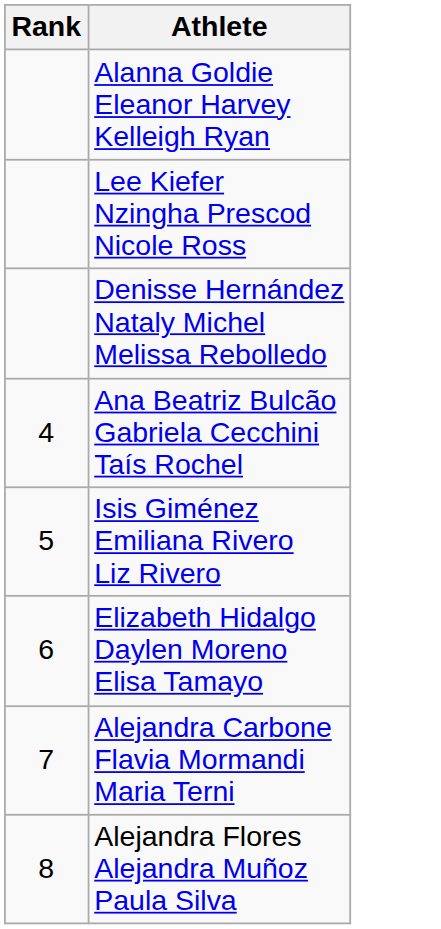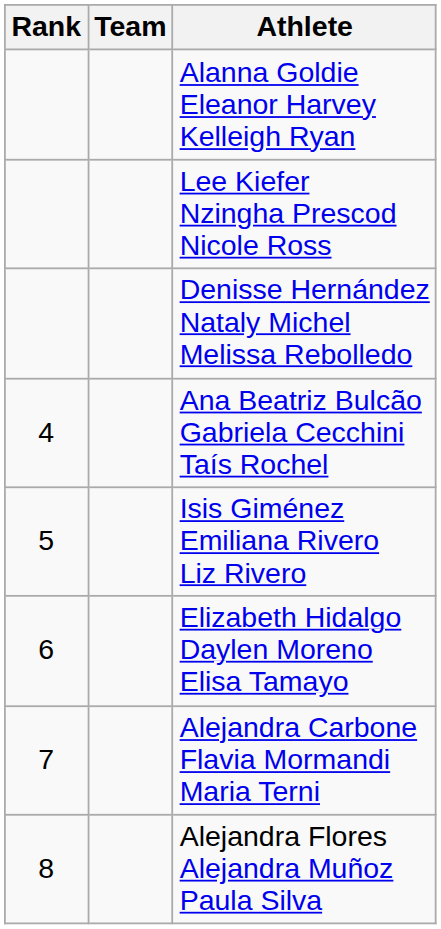+ column: (130, 27)
